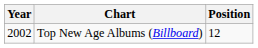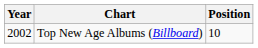(214, 33) 12 -> (214, 33) 10
